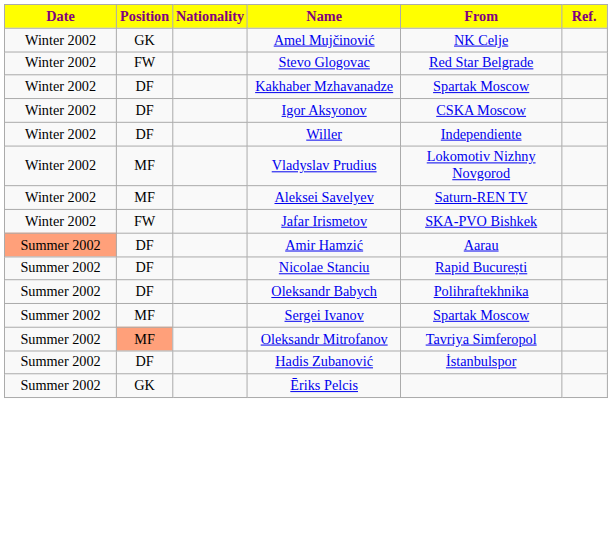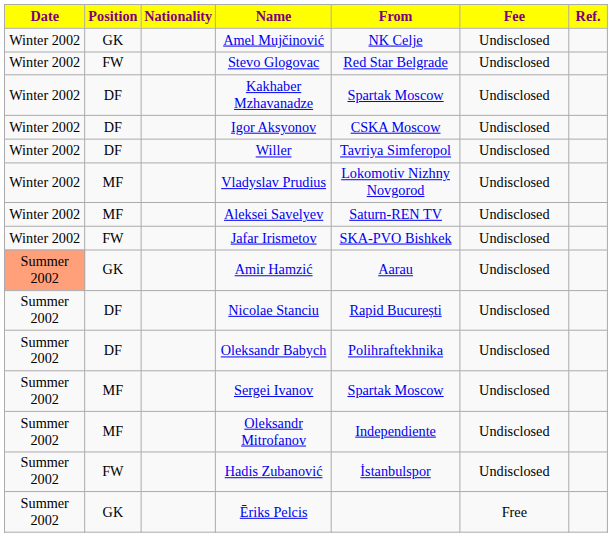+ column: (514, 16)
(481, 134) Independiente -> (396, 151) Tavriya Simferopol
(145, 245) DF -> (113, 270) GK
(145, 339) lightsalmon background -> (113, 431) no background
(481, 339) Tavriya Simferopol -> (396, 431) Independiente
(145, 362) DF -> (113, 472) FW
